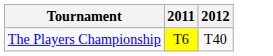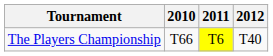+ column: (181, 16)
